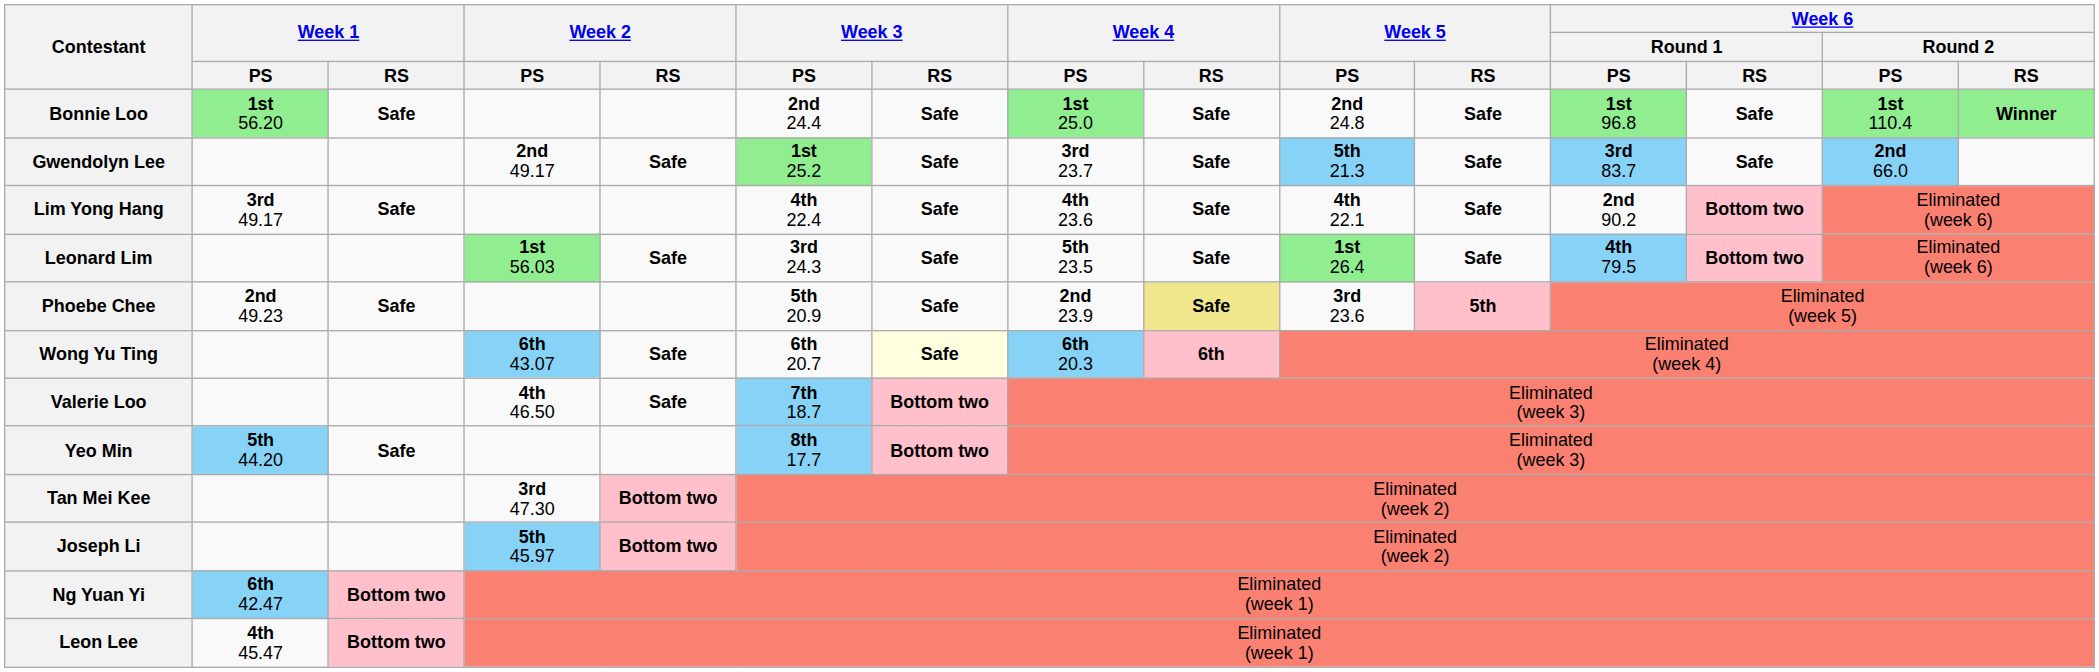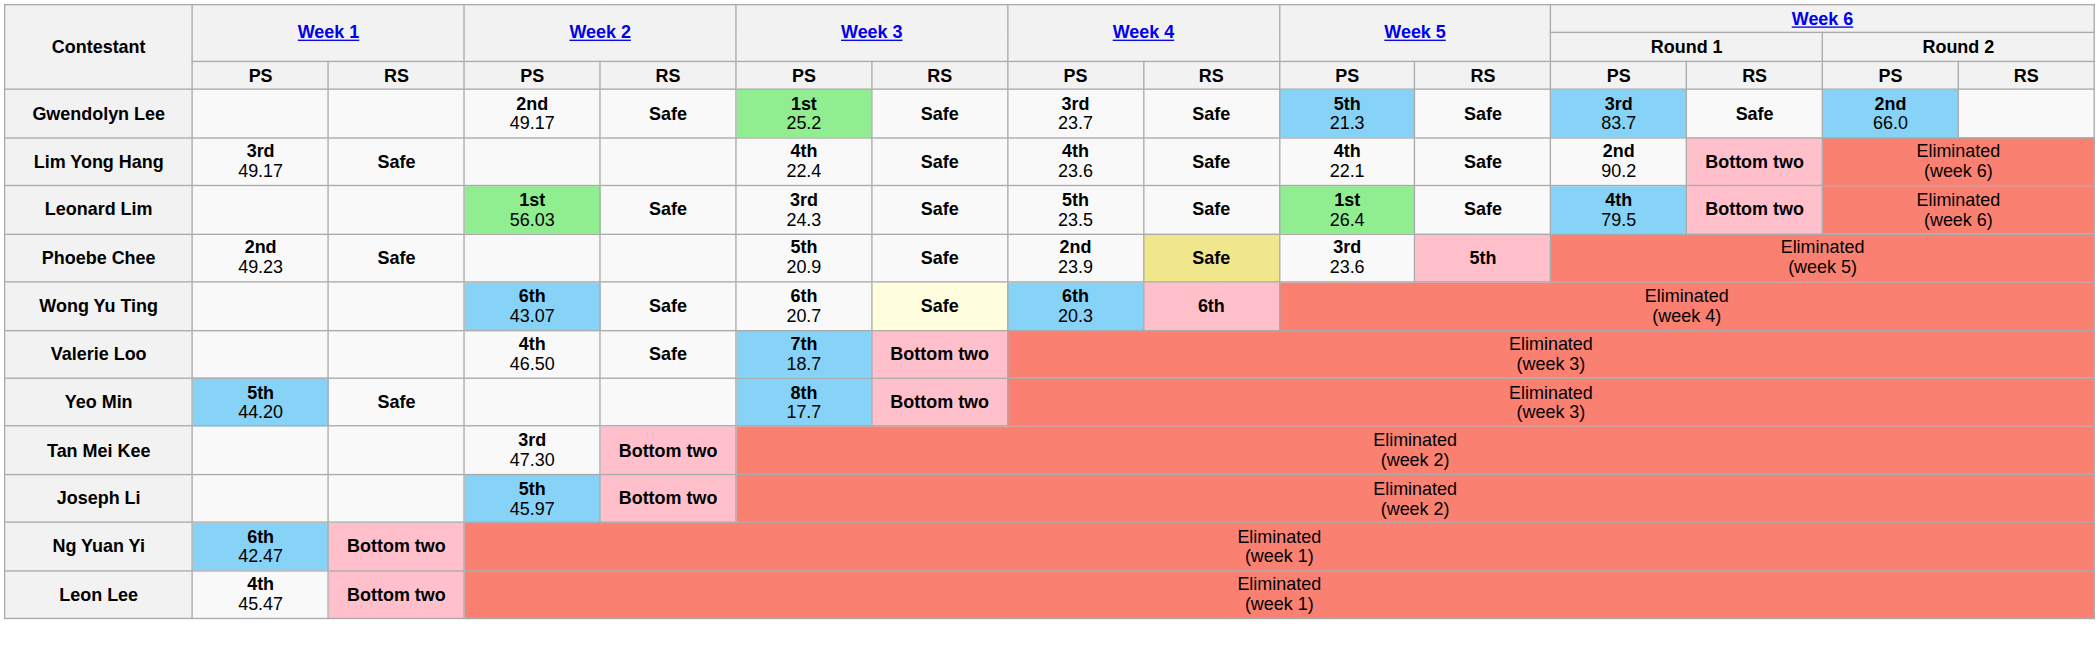- row: (99, 113)
